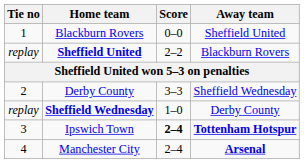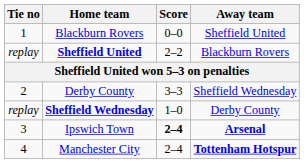(245, 129) Tottenham Hotspur -> (245, 129) Arsenal
(245, 149) Arsenal -> (245, 149) Tottenham Hotspur
